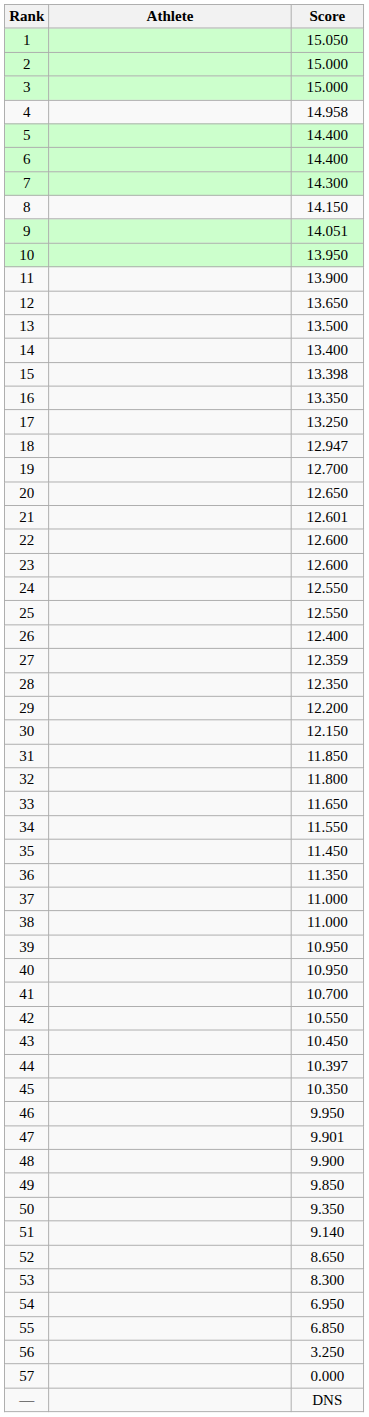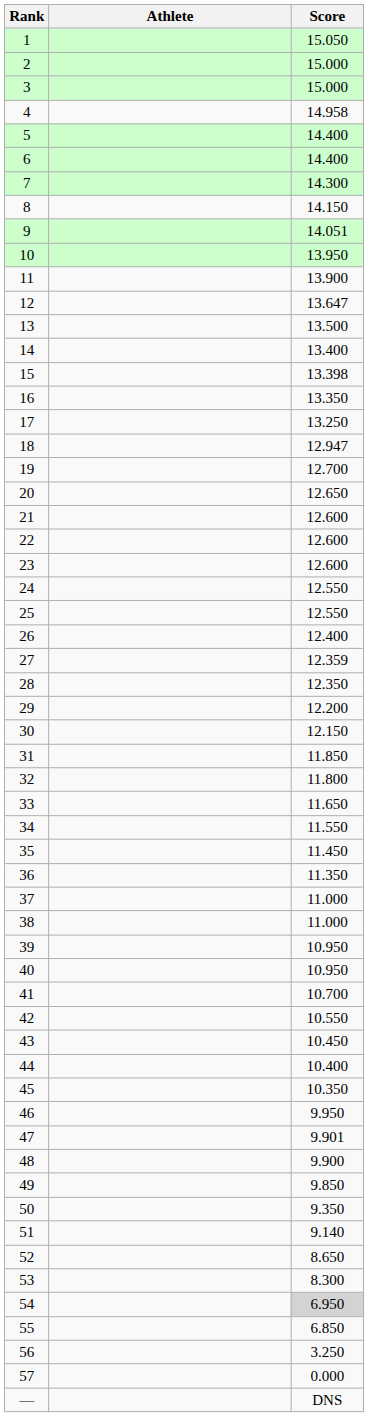(327, 302) 13.650 -> (327, 302) 13.647
(327, 517) 12.601 -> (327, 517) 12.600
(327, 1065) 10.397 -> (327, 1065) 10.400
(327, 1304) no background -> (327, 1304) lightgrey background
